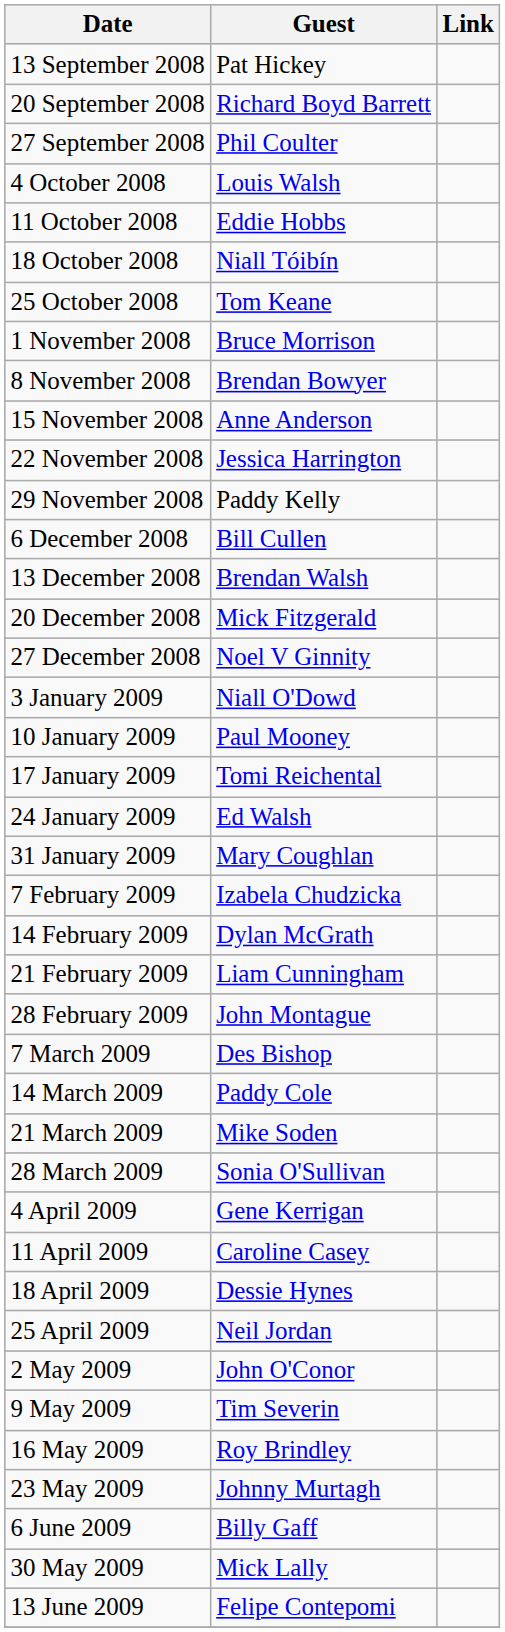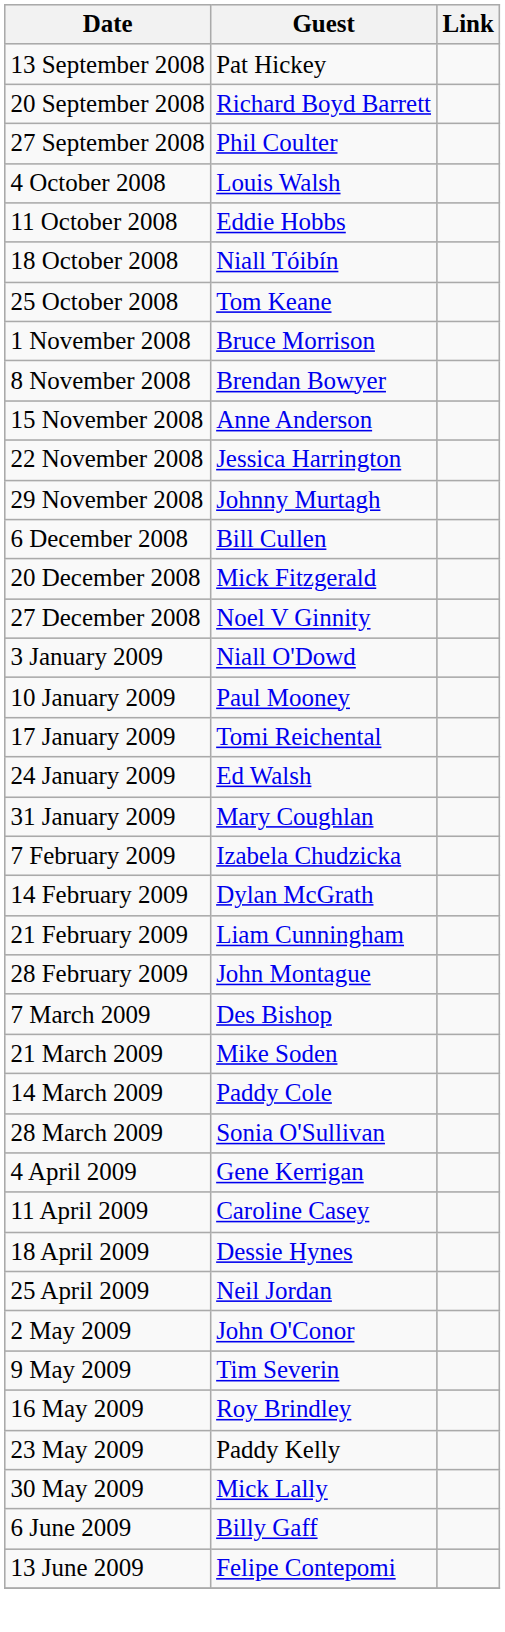(278, 499) Paddy Kelly -> (298, 499) Johnny Murtagh
- row: (105, 578)
rows swapped: (87, 1093) <-> (87, 1132)
(298, 1488) Johnny Murtagh -> (278, 1449) Paddy Kelly
rows swapped: (77, 1568) <-> (71, 1528)
